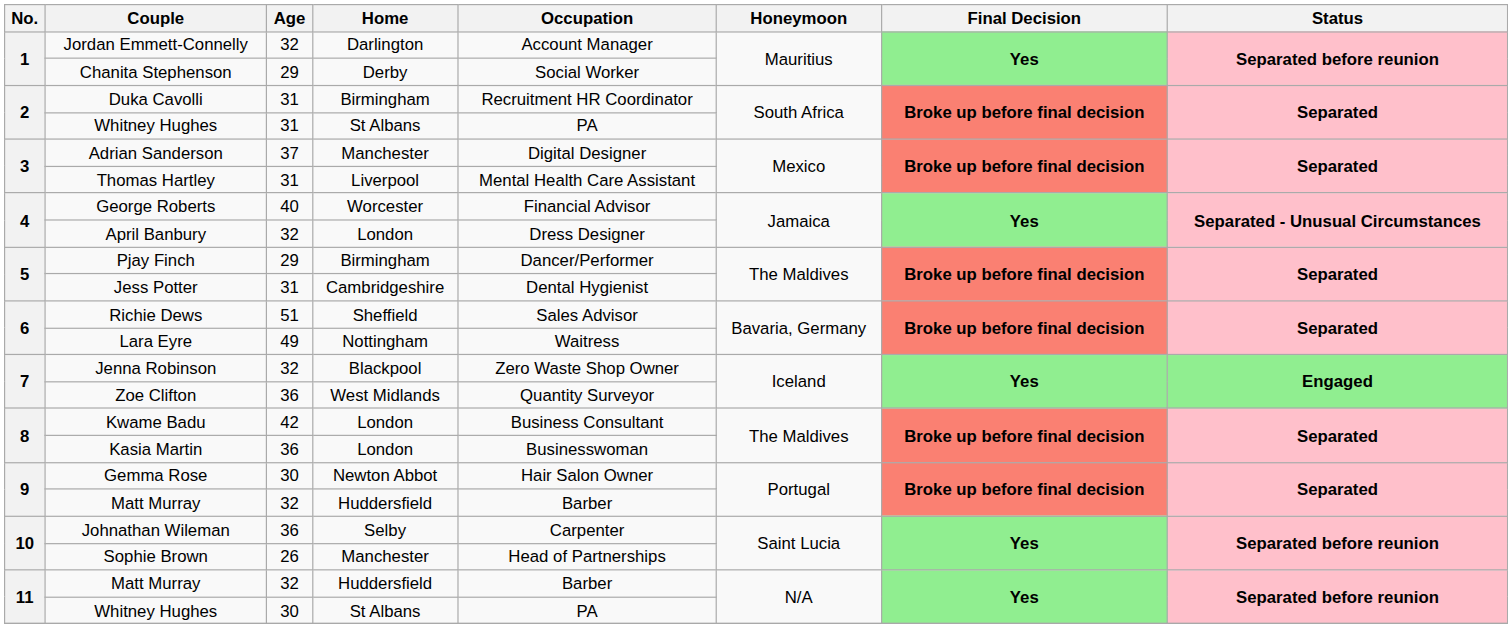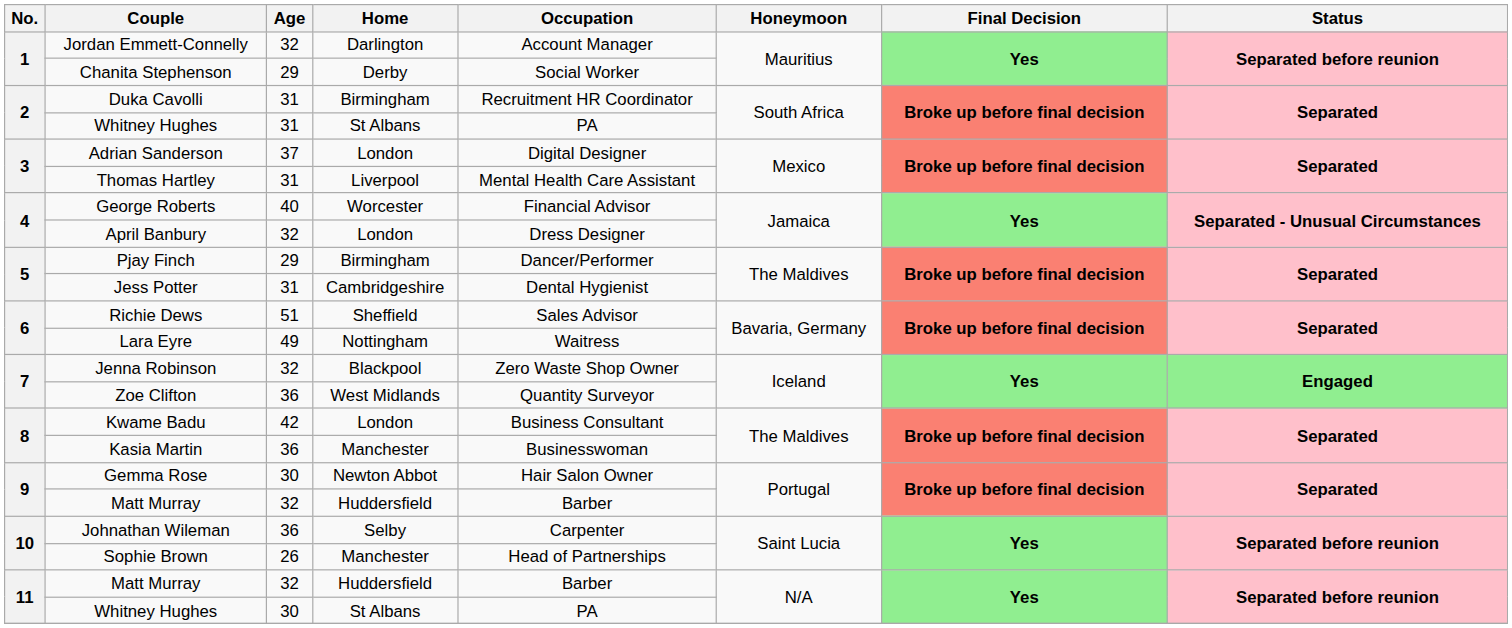(385, 153) Manchester -> (385, 153) London
(385, 449) London -> (385, 449) Manchester
